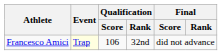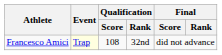(112, 42) 106 -> (112, 42) 108
